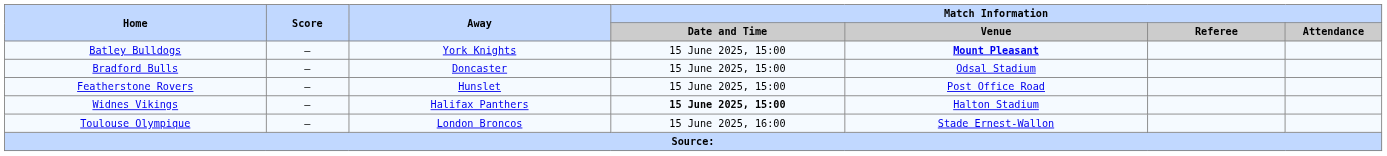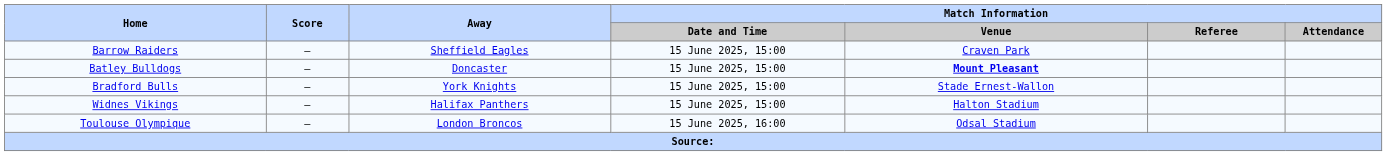+ row: (135, 50)
(480, 50) York Knights -> (480, 68) Doncaster
(480, 68) Doncaster -> (480, 87) York Knights
(996, 68) Odsal Stadium -> (996, 87) Stade Ernest-Wallon
- row: (135, 87)
(727, 105) bold -> (727, 105) normal
(996, 123) Stade Ernest-Wallon -> (996, 123) Odsal Stadium
